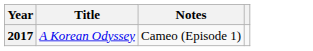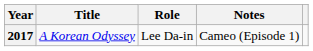+ column: (167, 14)
